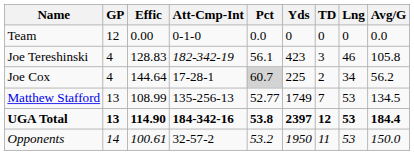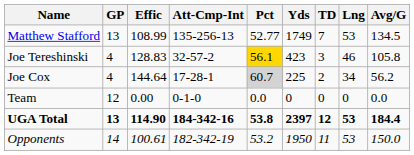rows swapped: (54, 98) <-> (22, 35)
(203, 56) 182-342-19 -> (193, 56) 32-57-2
(262, 56) no background -> (262, 56) gold background
(193, 139) 32-57-2 -> (203, 139) 182-342-19
